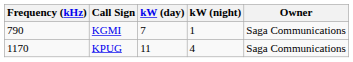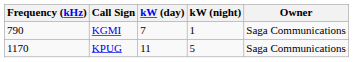(192, 48) 4 -> (192, 48) 5
